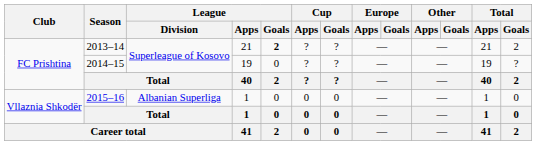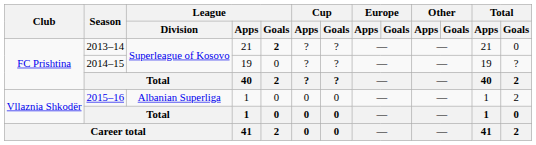(516, 47) 2 -> (516, 47) 0
(516, 98) 0 -> (516, 98) 2
